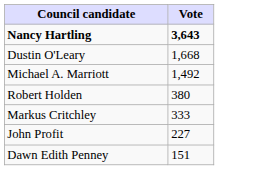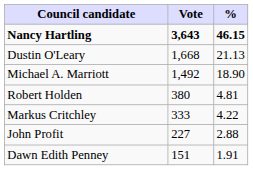+ column: (231, 14)
